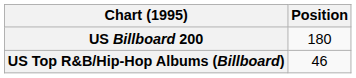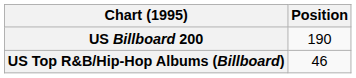(320, 38) 180 -> (320, 38) 190
